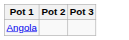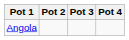+ column: (110, 12)
